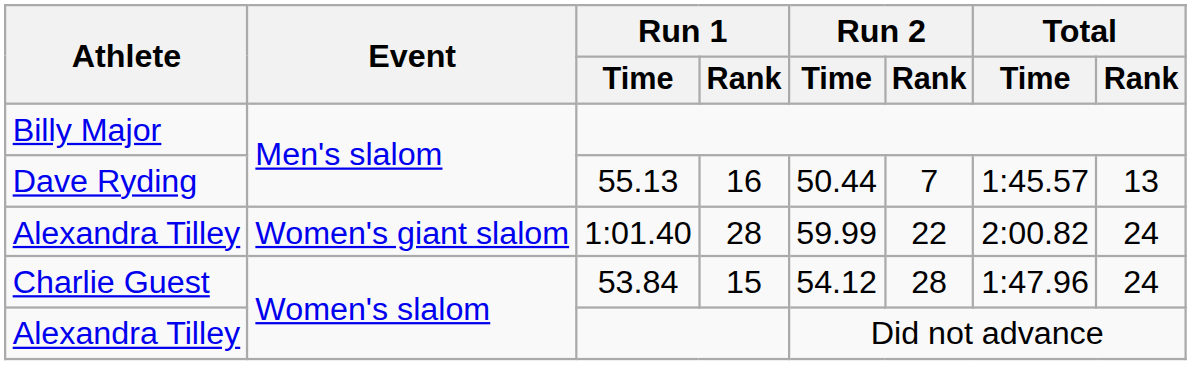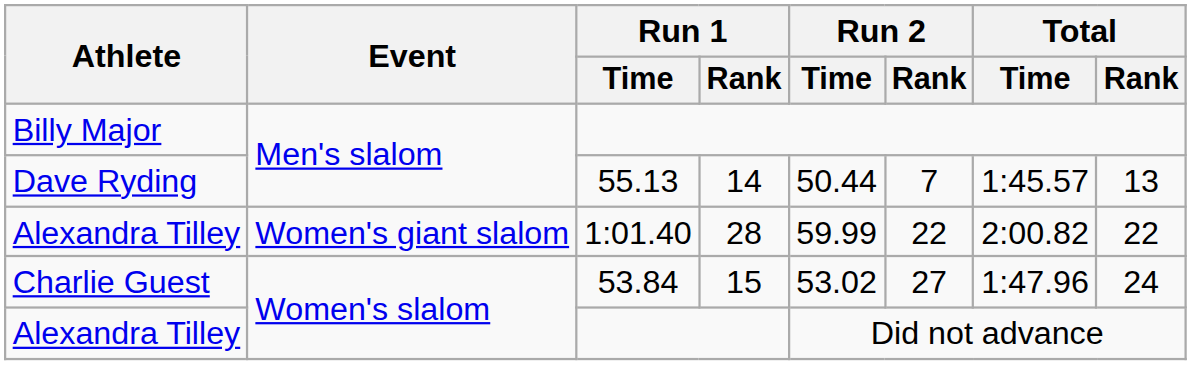(744, 181) 16 -> (744, 181) 14
(1141, 232) 24 -> (1141, 232) 22
(837, 283) 54.12 -> (837, 283) 53.02
(929, 283) 28 -> (929, 283) 27
